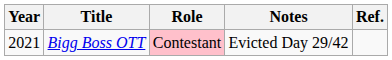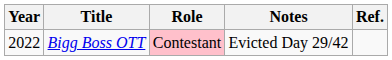(24, 42) 2021 -> (24, 42) 2022
